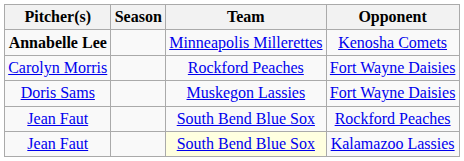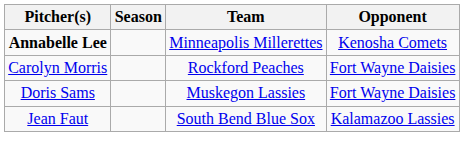- row: (58, 118)
(246, 144) lightyellow background -> (246, 118) no background
